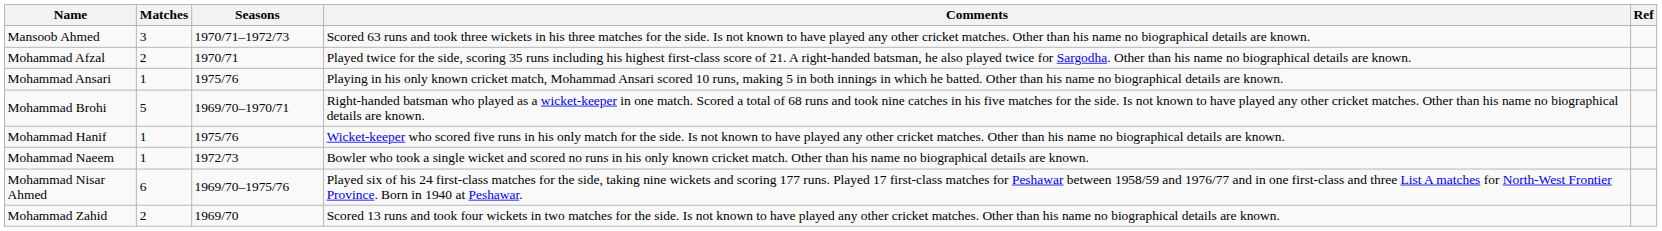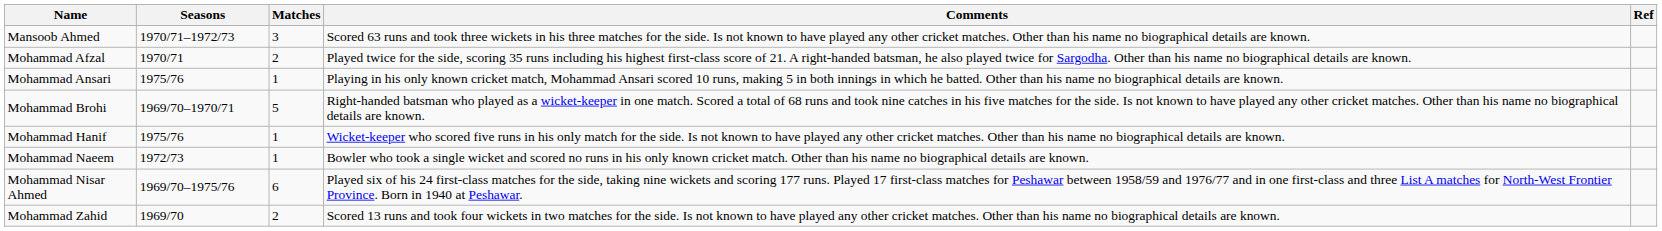columns swapped: (257, 15) <-> (164, 15)
